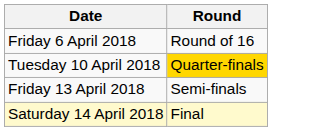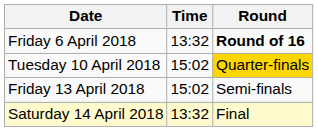+ column: (190, 16)
(212, 41) normal -> (260, 41) bold
